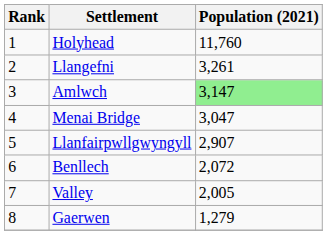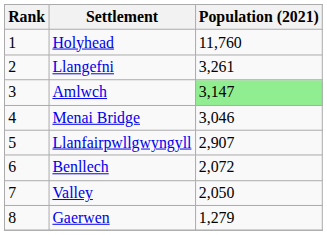(217, 117) 3,047 -> (217, 117) 3,046
(217, 192) 2,005 -> (217, 192) 2,050
